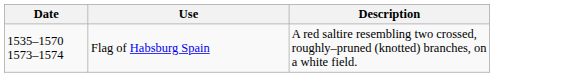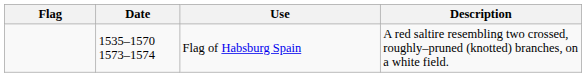+ column: (50, 14)
